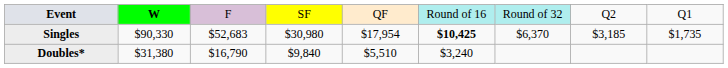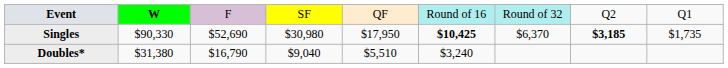(228, 34) $52,683 -> (228, 34) $52,690
(380, 34) $17,954 -> (380, 34) $17,950
(609, 34) normal -> (609, 34) bold
(304, 54) $9,840 -> (304, 54) $9,040
